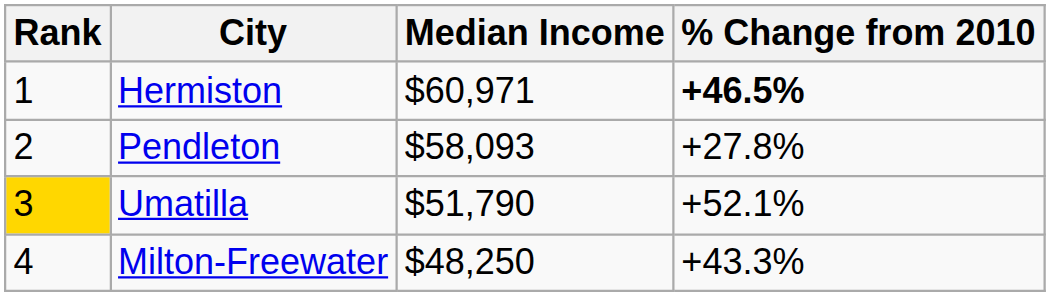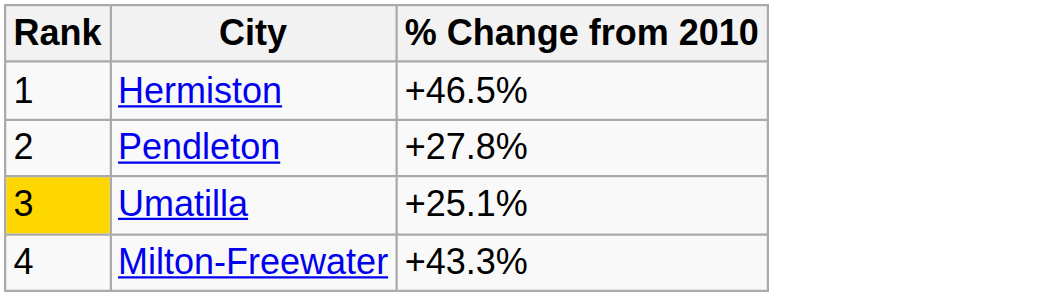- column: (535, 33)
(743, 90) bold -> (466, 90) normal
(743, 204) +52.1% -> (466, 204) +25.1%
